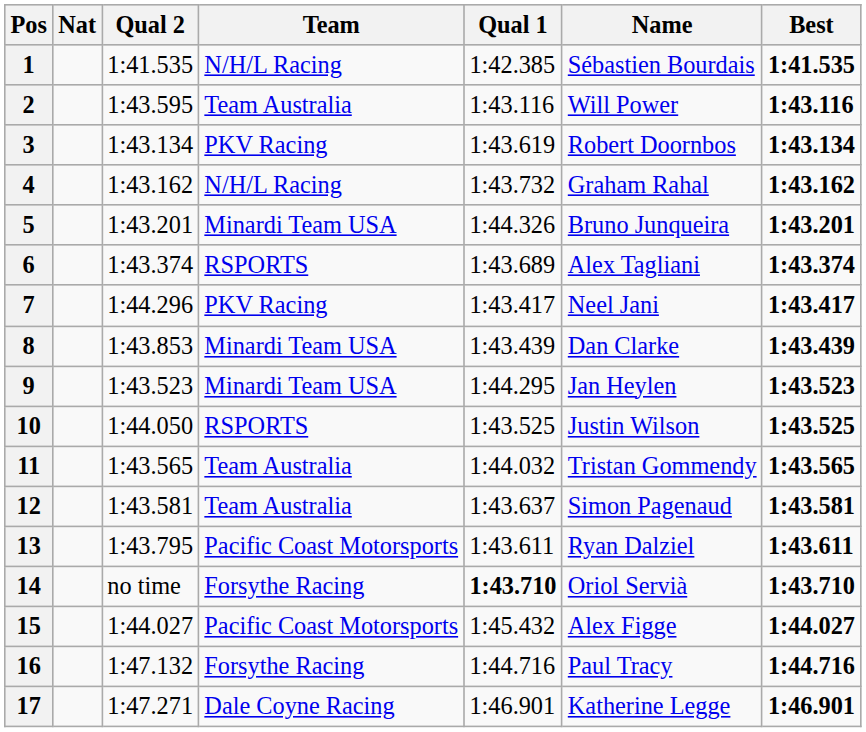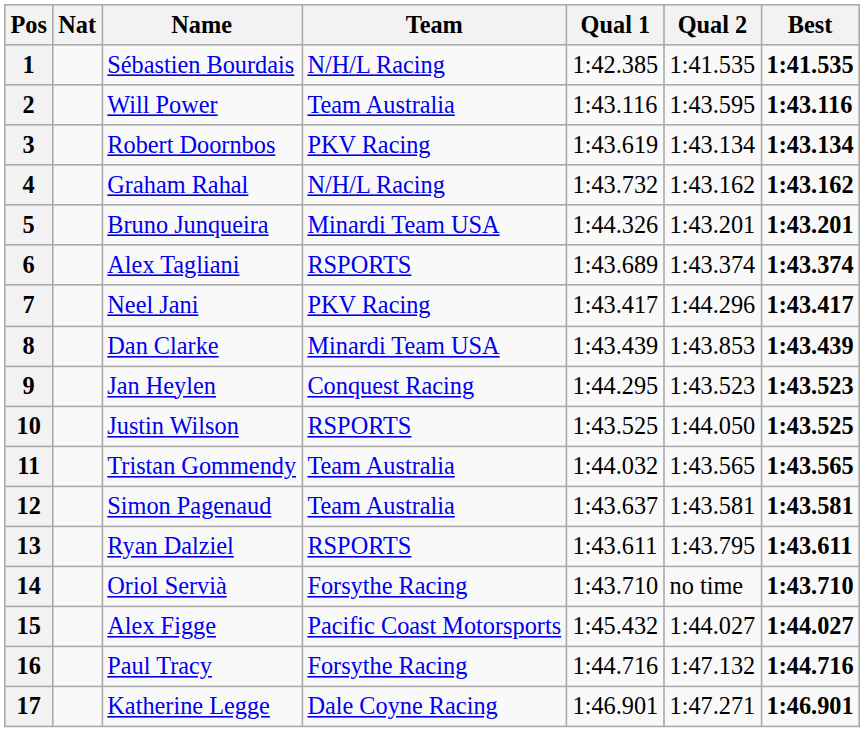columns swapped: (662, 24) <-> (150, 24)
(300, 385) Minardi Team USA -> (391, 385) Conquest Racing
(331, 546) Pacific Coast Motorsports -> (359, 546) RSPORTS
(513, 586) bold -> (615, 586) normal
